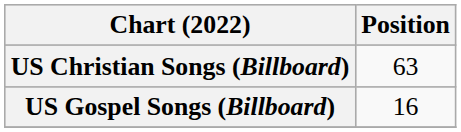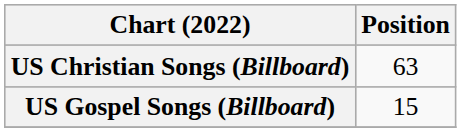(406, 106) 16 -> (406, 106) 15
